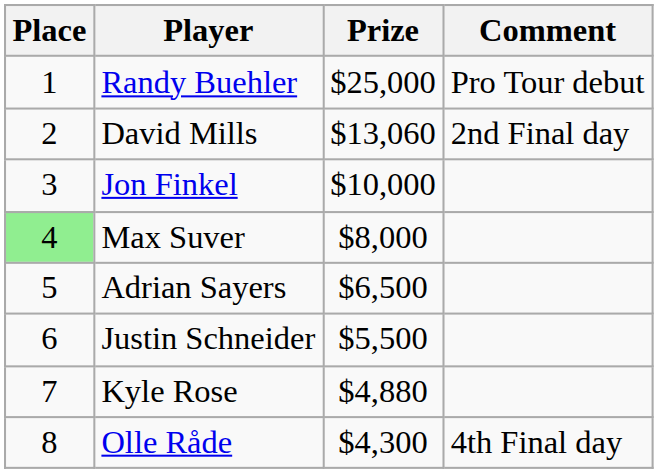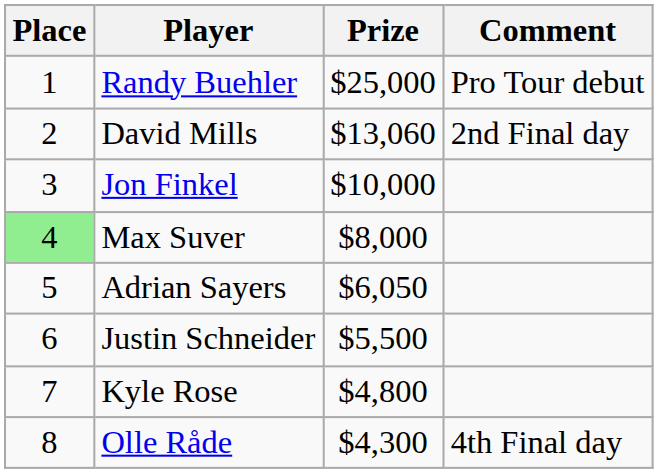(383, 287) $6,500 -> (383, 287) $6,050
(383, 390) $4,880 -> (383, 390) $4,800
